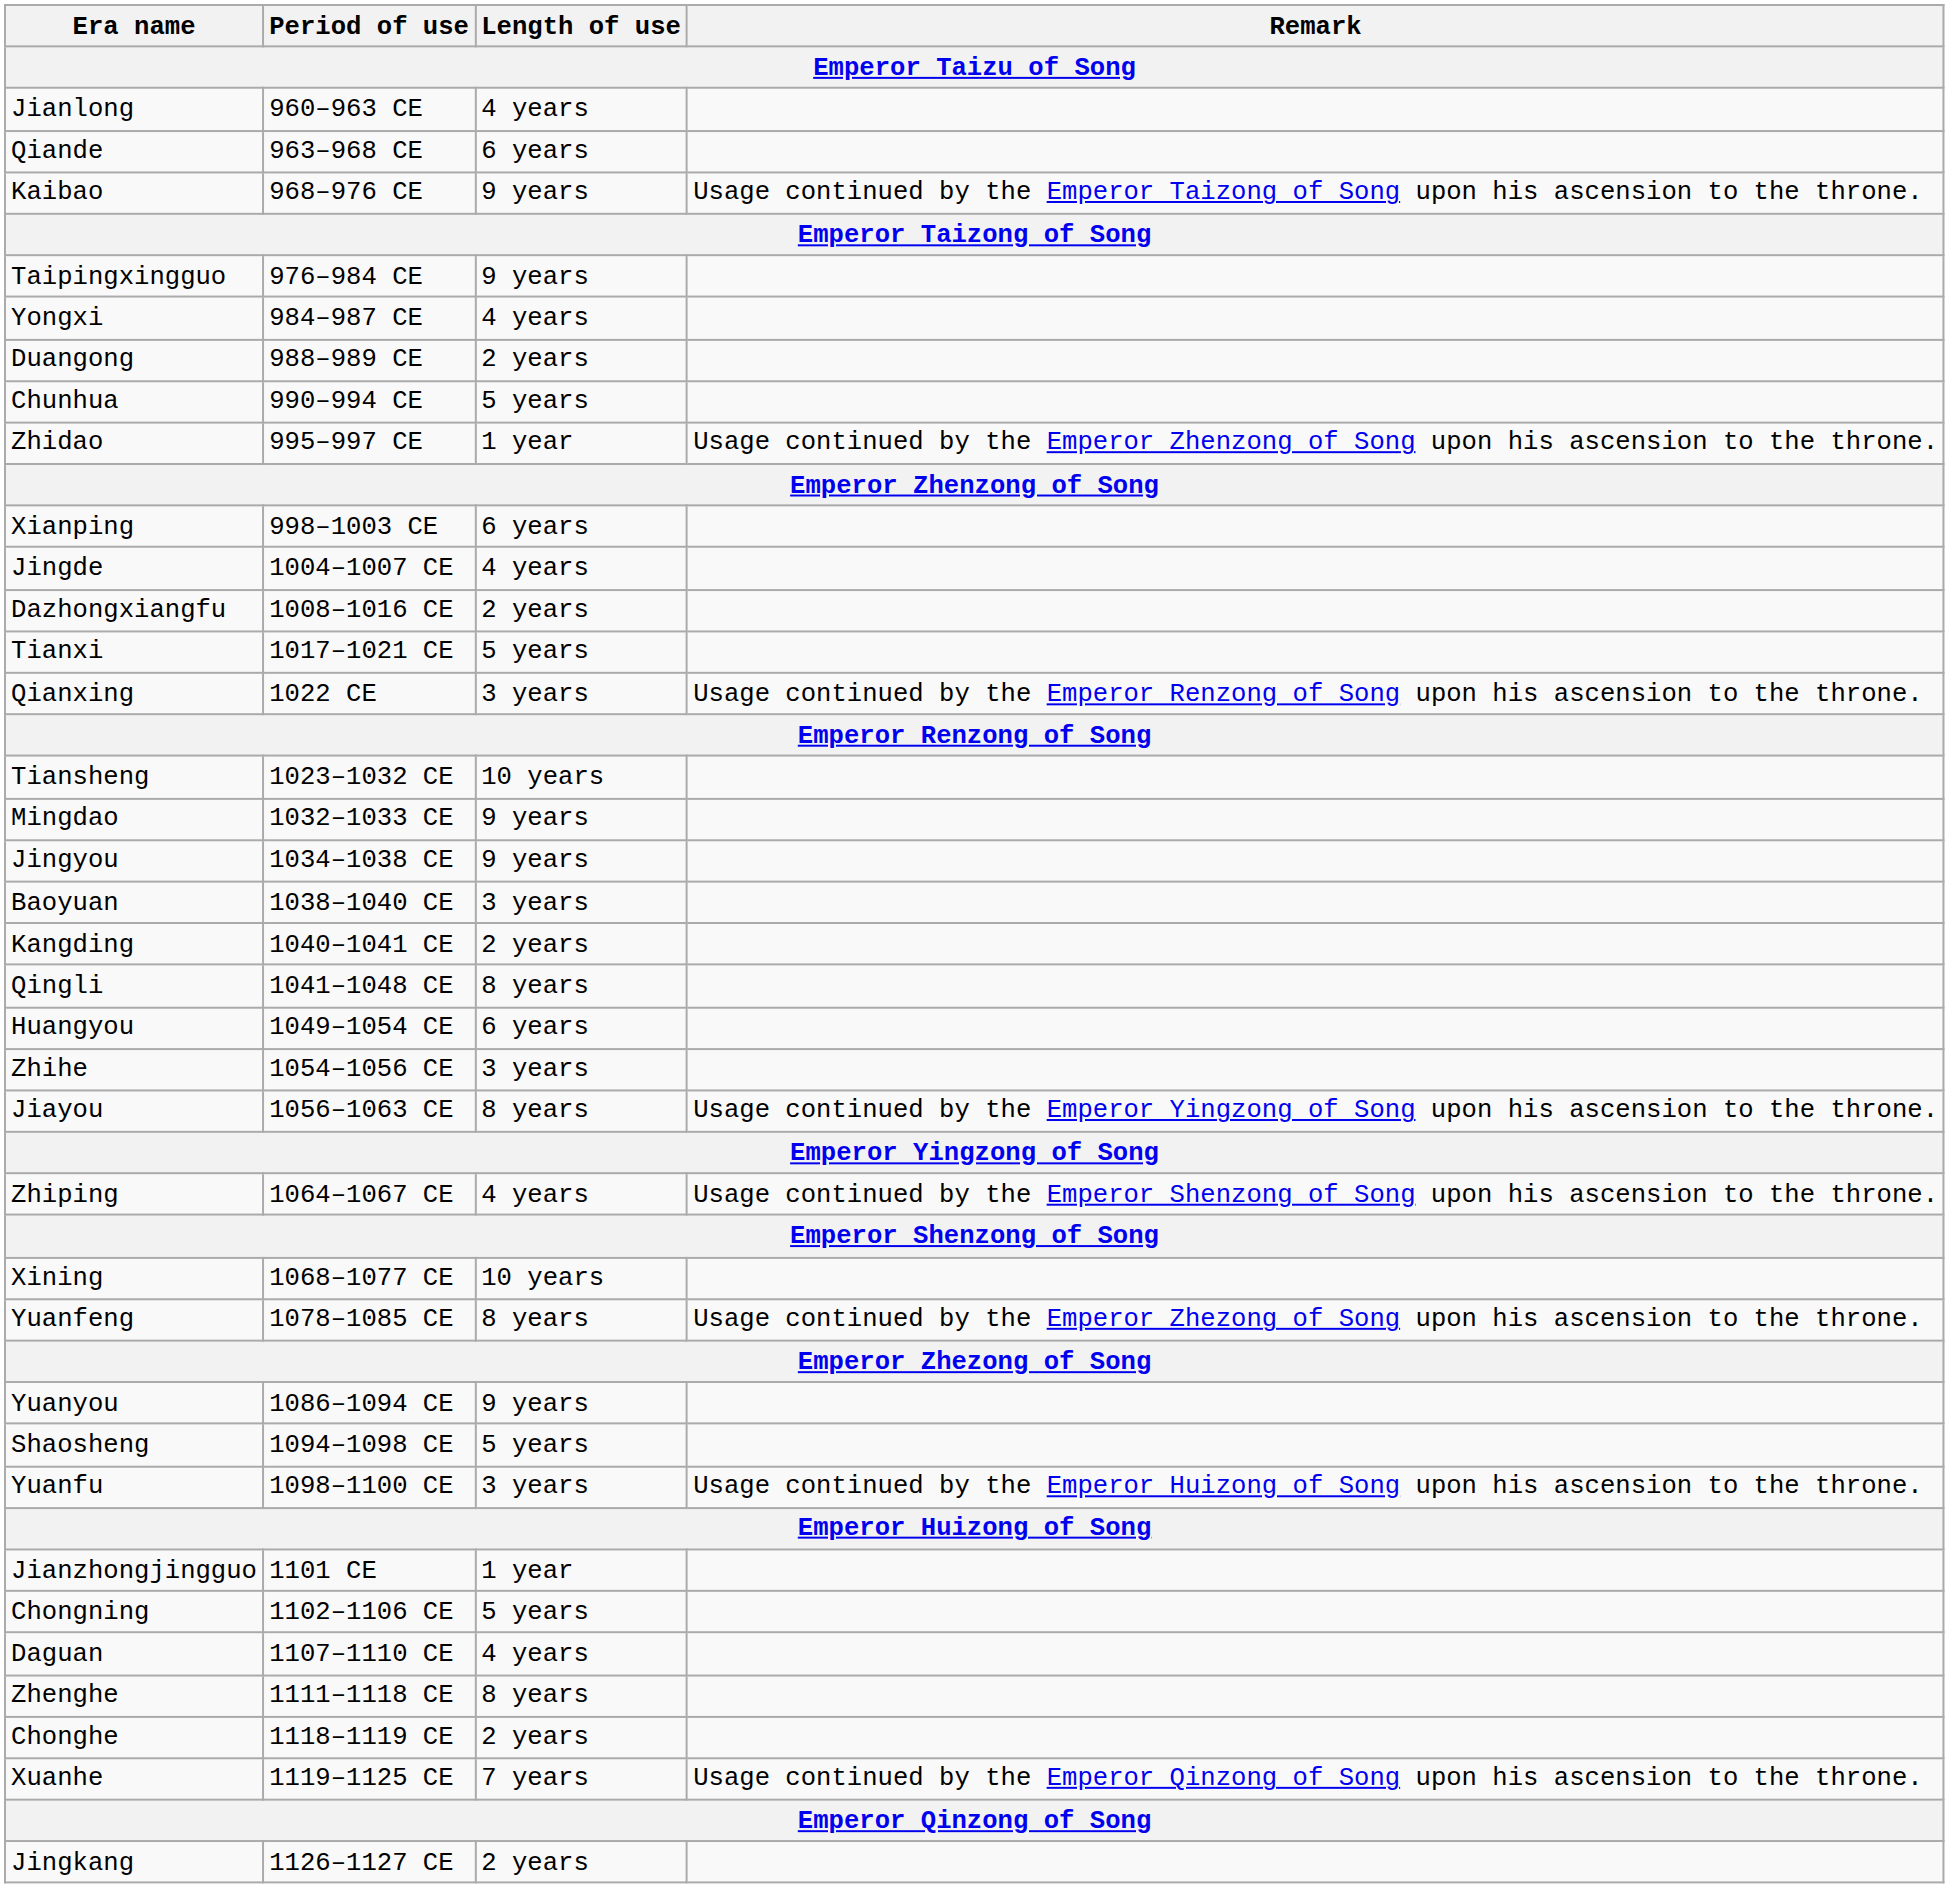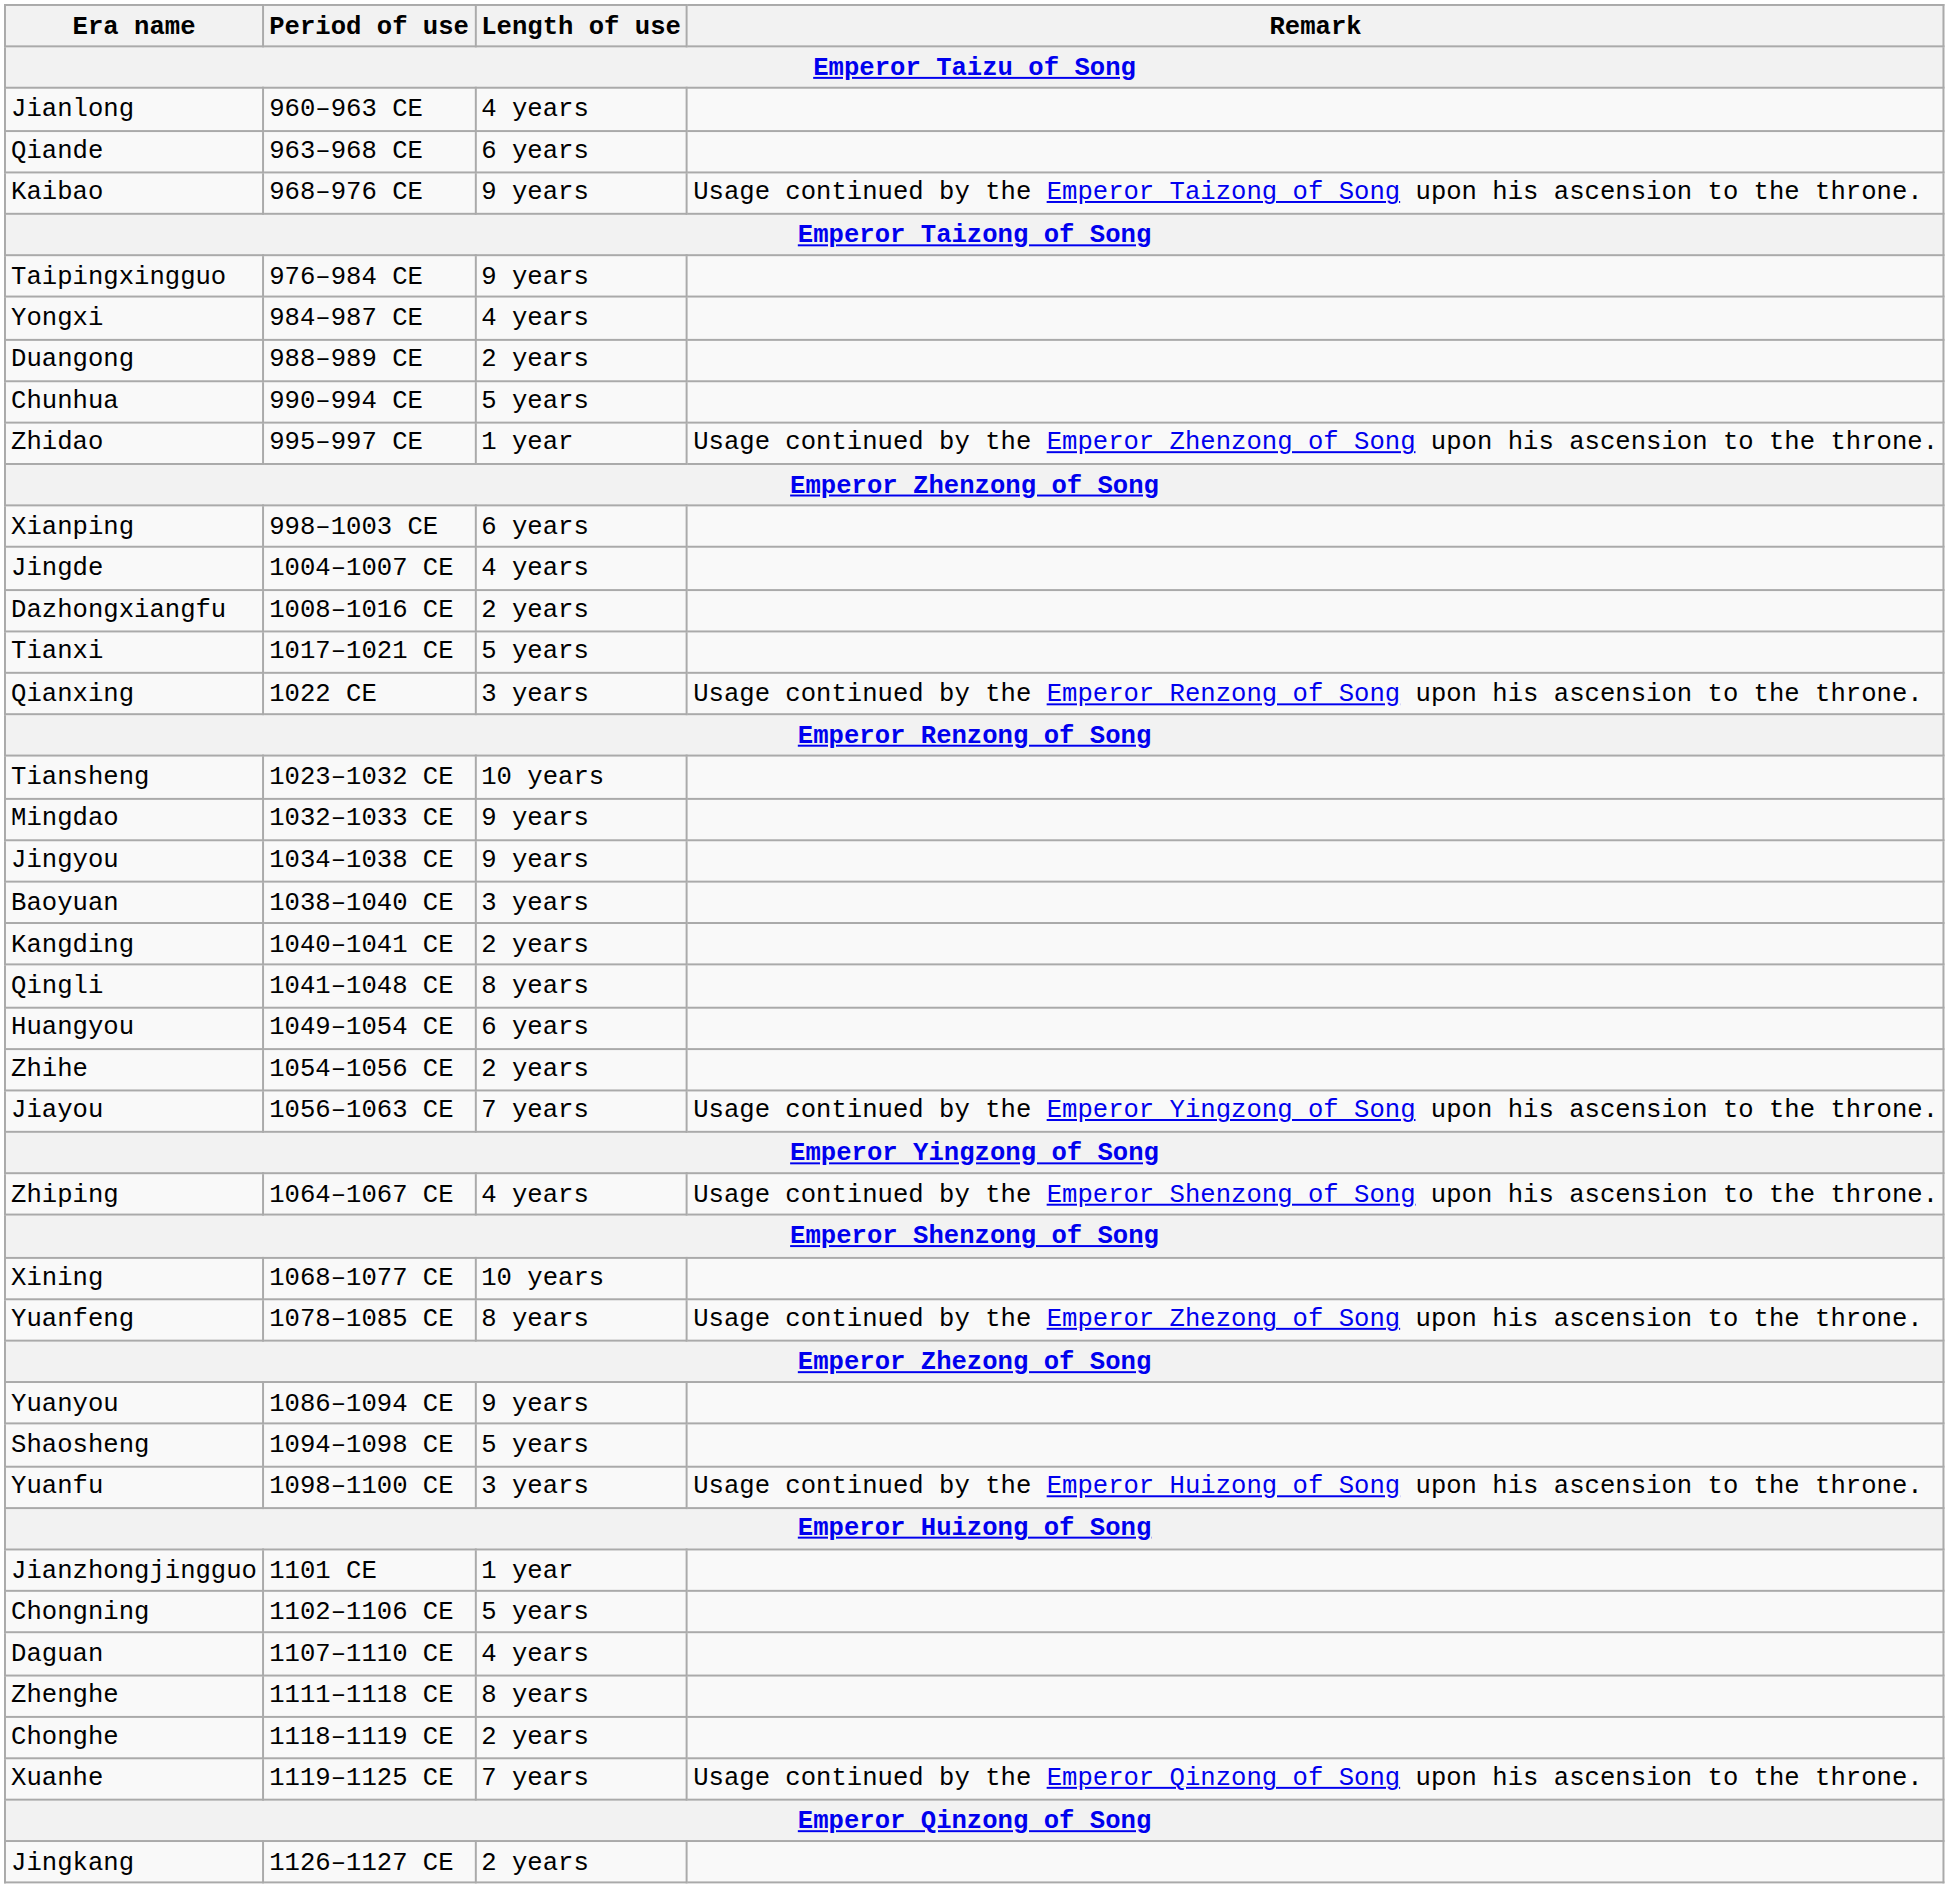(535, 1069) 3 years -> (535, 1069) 2 years
(535, 1111) 8 years -> (535, 1111) 7 years
